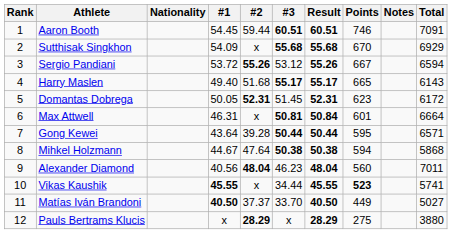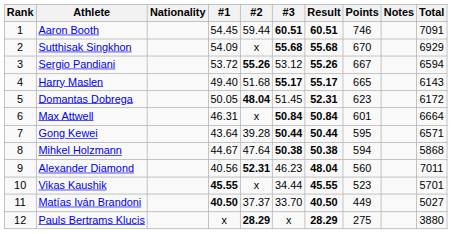(256, 99) 52.31 -> (256, 99) 48.04
(289, 116) 50.81 -> (289, 116) 50.84
(256, 168) 48.04 -> (256, 168) 52.31
(362, 185) bold -> (362, 185) normal
(432, 185) 5741 -> (432, 185) 5701
